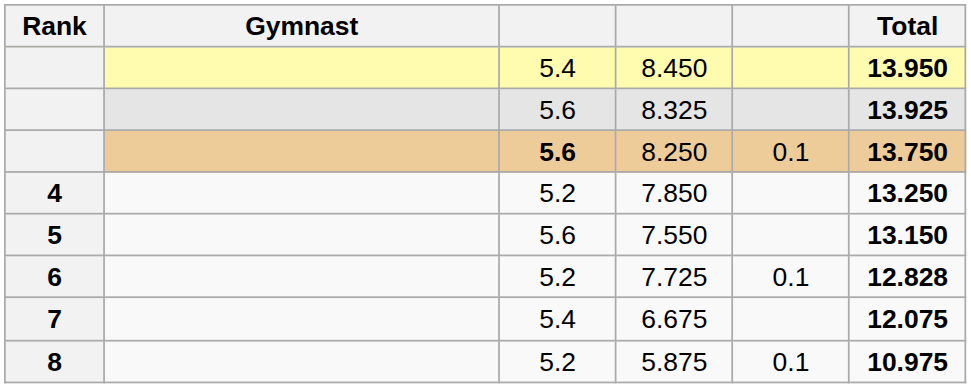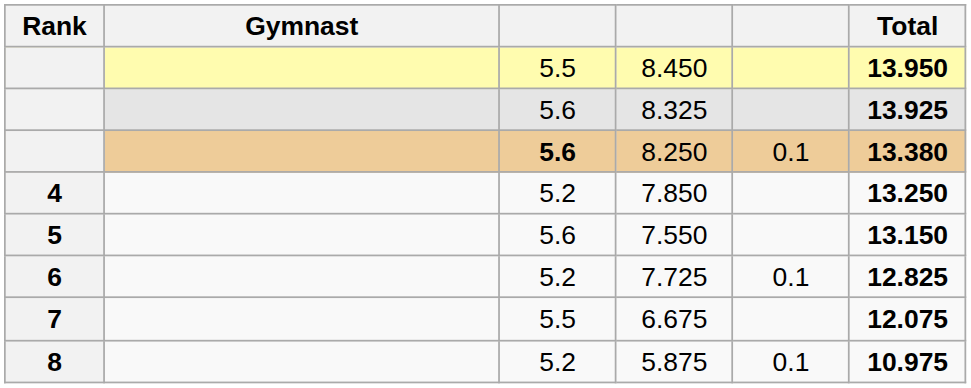(558, 68) 5.4 -> (558, 68) 5.5
(908, 152) 13.750 -> (908, 152) 13.380
(908, 277) 12.828 -> (908, 277) 12.825
(558, 319) 5.4 -> (558, 319) 5.5
